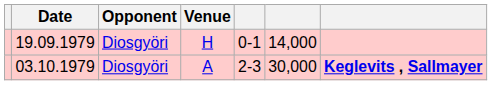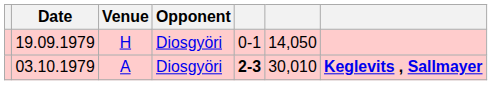columns swapped: (207, 17) <-> (139, 17)
(293, 42) 14,000 -> (293, 42) 14,050
(250, 67) normal -> (250, 67) bold
(293, 67) 30,000 -> (293, 67) 30,010
